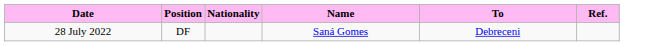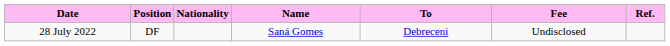+ column: (559, 13)
